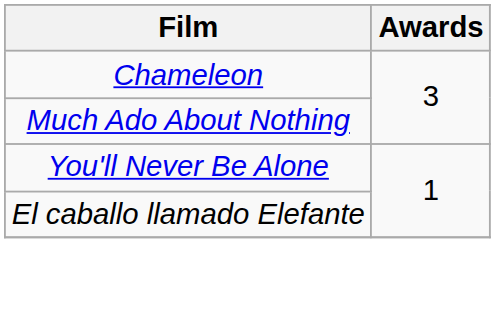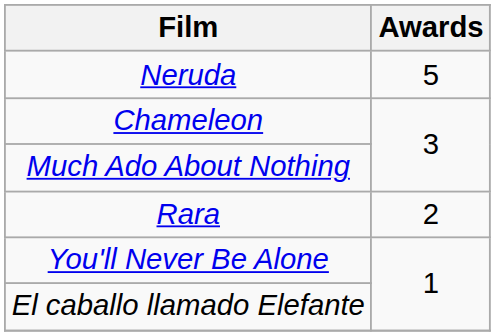+ row: (188, 74)
+ row: (188, 213)
